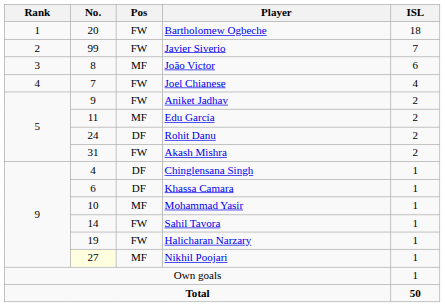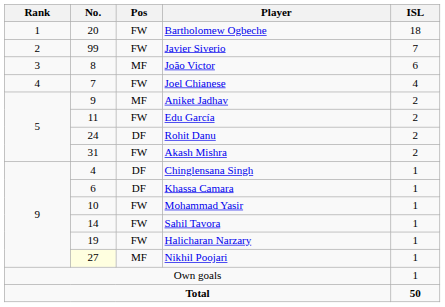(139, 100) FW -> (139, 100) MF
(139, 118) MF -> (139, 118) FW
(139, 205) MF -> (139, 205) FW
